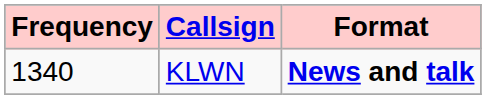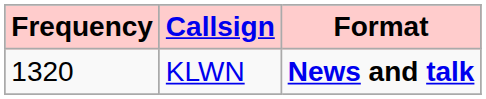(42, 71) 1340 -> (42, 71) 1320
